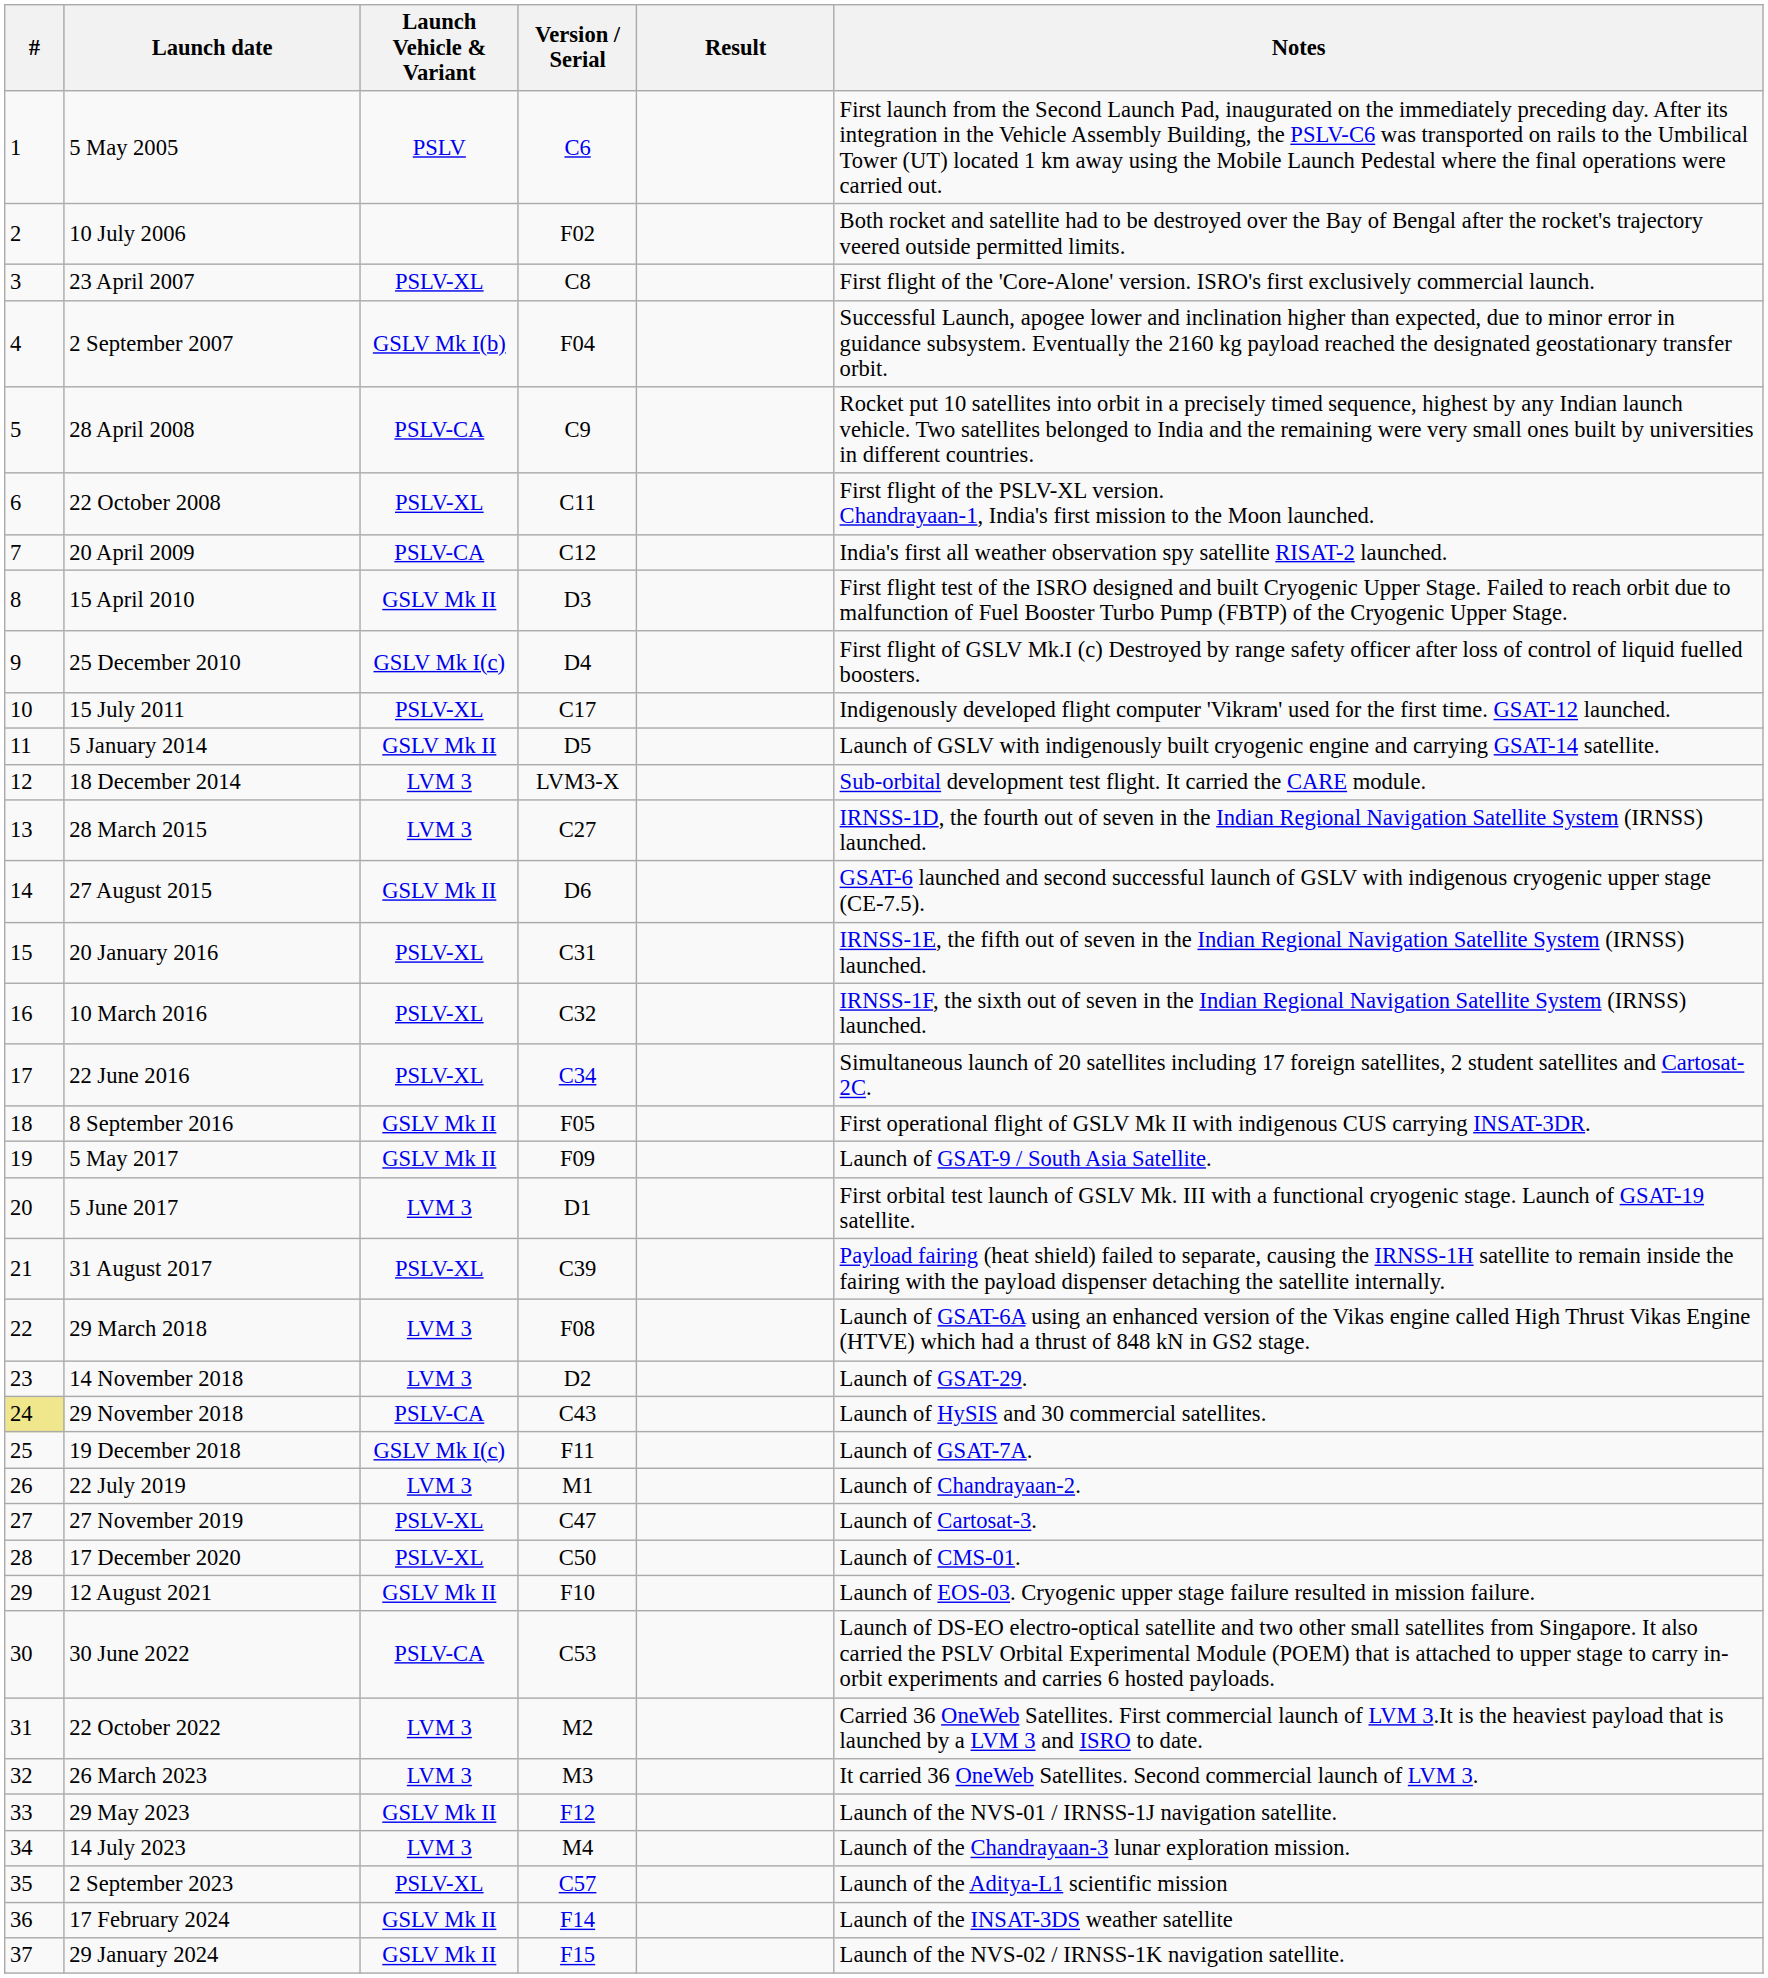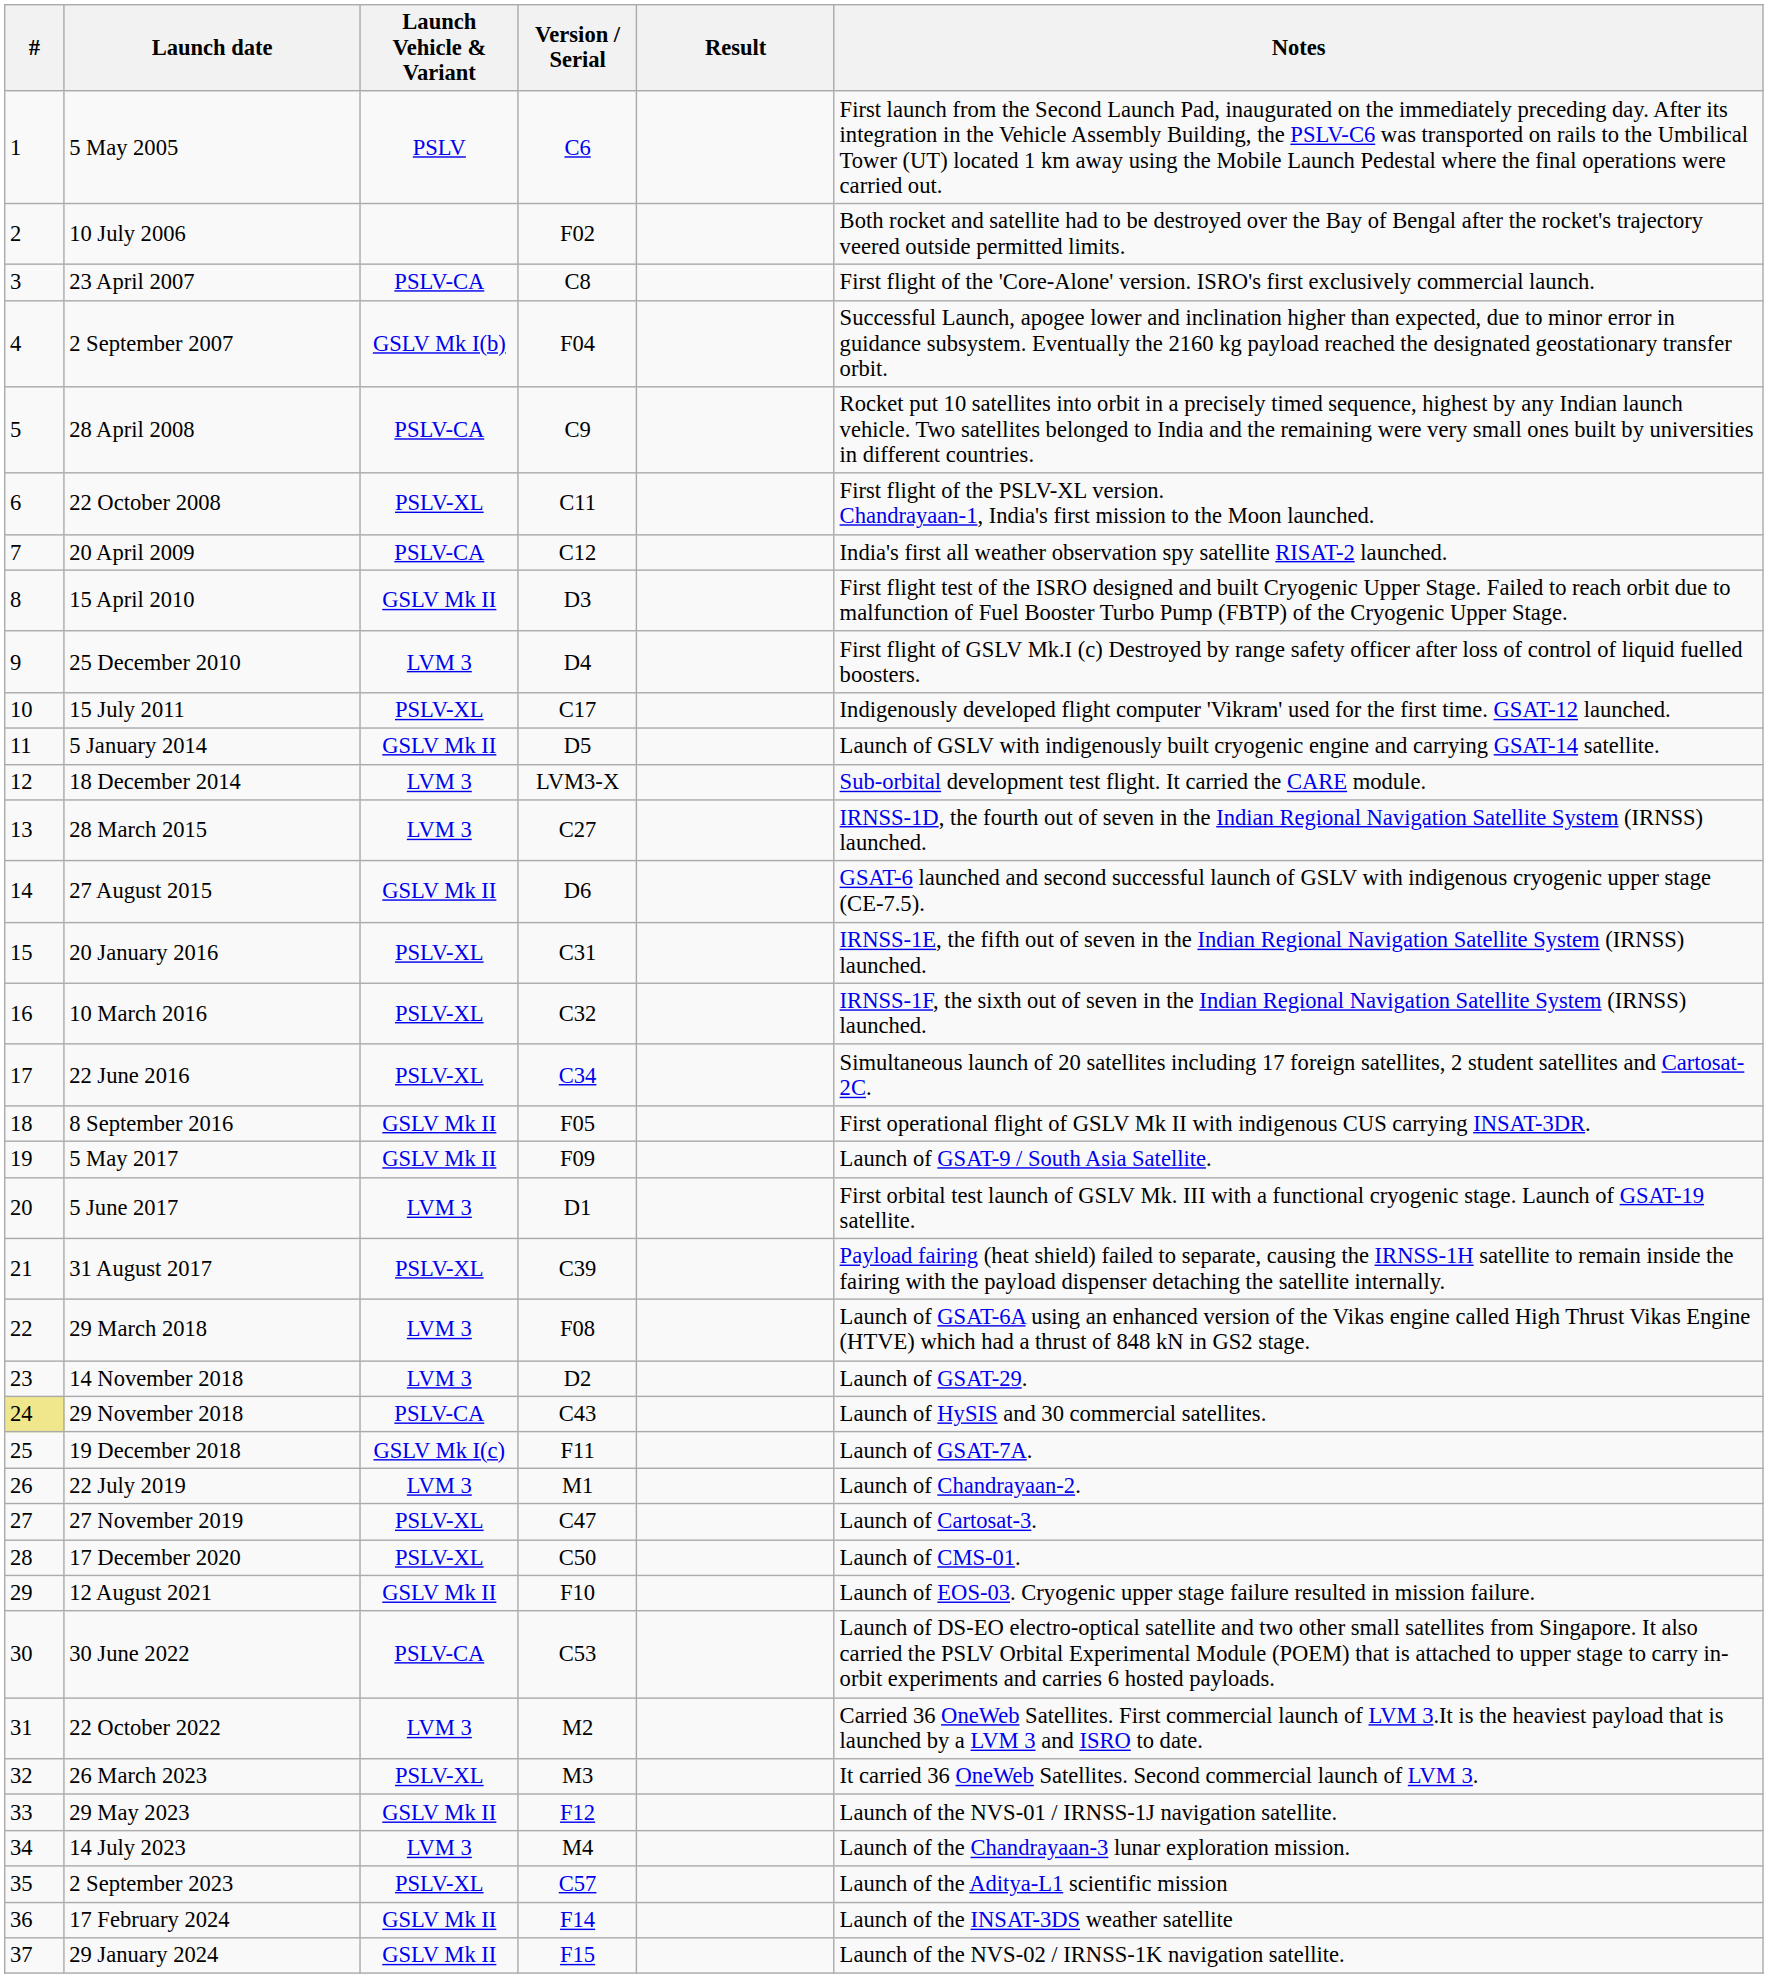(439, 282) PSLV-XL -> (439, 282) PSLV-CA
(439, 661) GSLV Mk I(c) -> (439, 661) LVM 3
(439, 1776) LVM 3 -> (439, 1776) PSLV-XL
